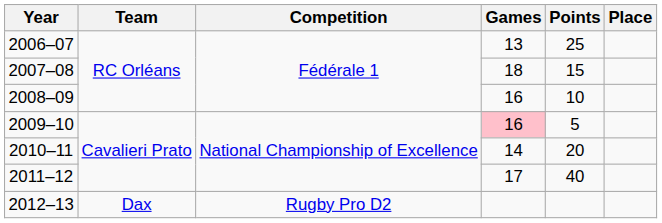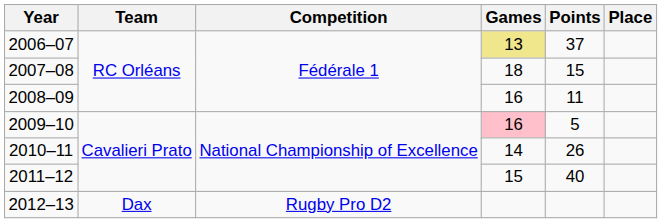(514, 44) no background -> (514, 44) khaki background
(575, 44) 25 -> (575, 44) 37
(575, 97) 10 -> (575, 97) 11
(575, 151) 20 -> (575, 151) 26
(514, 177) 17 -> (514, 177) 15
